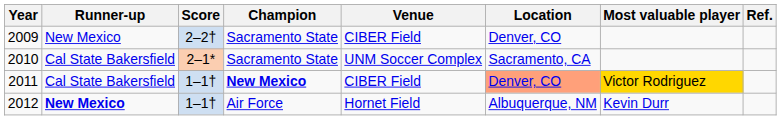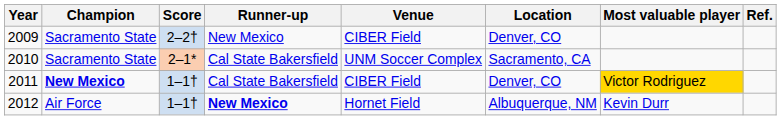columns swapped: (282, 15) <-> (110, 15)
(525, 81) lightsalmon background -> (525, 81) no background
